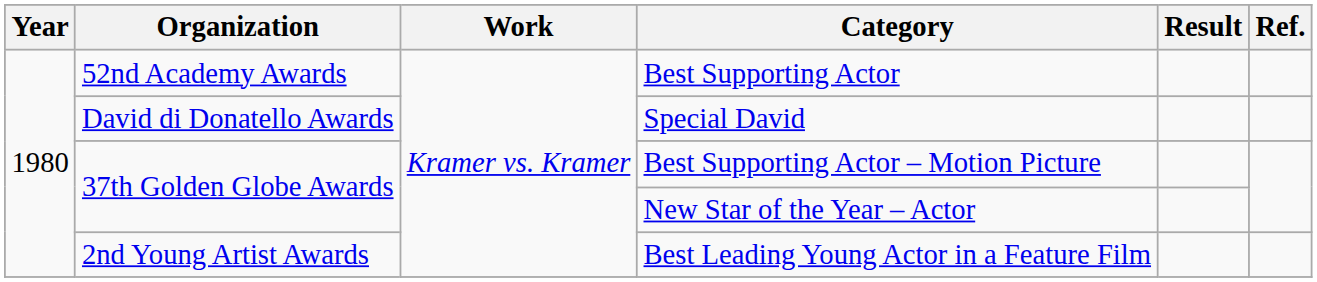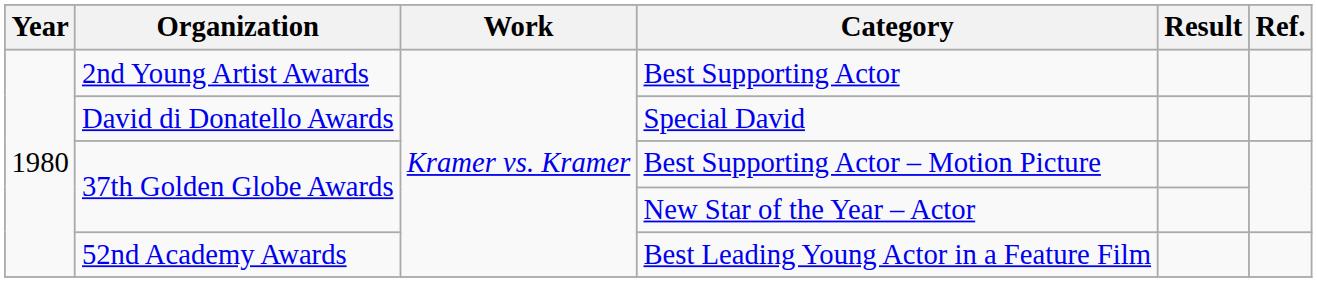(214, 72) 52nd Academy Awards -> (225, 72) 2nd Young Artist Awards
(225, 254) 2nd Young Artist Awards -> (214, 254) 52nd Academy Awards
